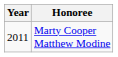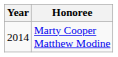(18, 36) 2011 -> (18, 36) 2014
